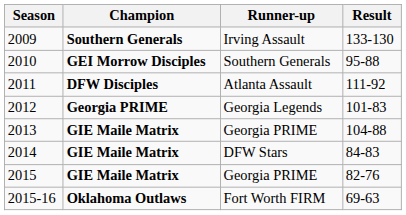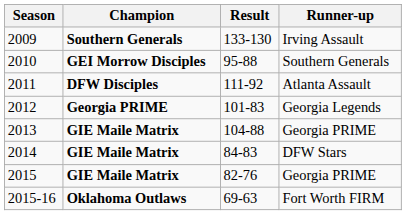columns swapped: (281, 15) <-> (372, 15)
